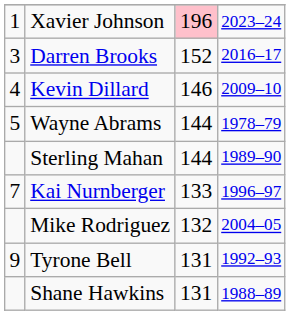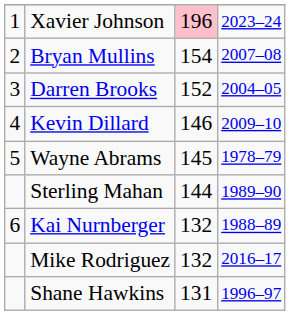+ row: (92, 55)
(251, 55) 2016–17 -> (251, 89) 2004–05
(196, 123) 144 -> (196, 157) 145
(15, 191) 7 -> (15, 225) 6
(196, 191) 133 -> (196, 225) 132
(251, 191) 1996–97 -> (251, 225) 1988–89
(251, 225) 2004–05 -> (251, 259) 2016–17
- row: (81, 259)
(251, 293) 1988–89 -> (251, 293) 1996–97
